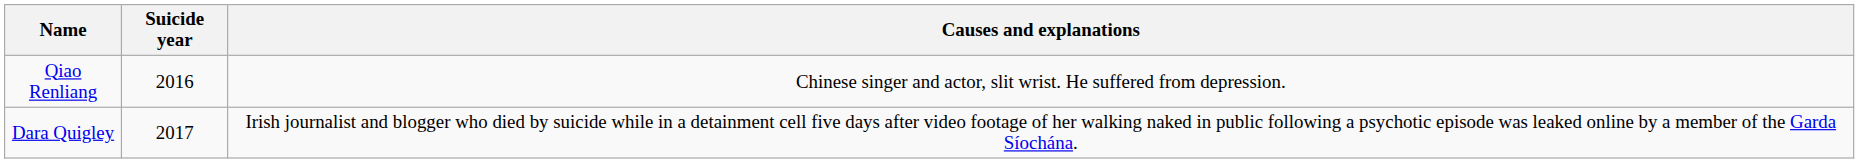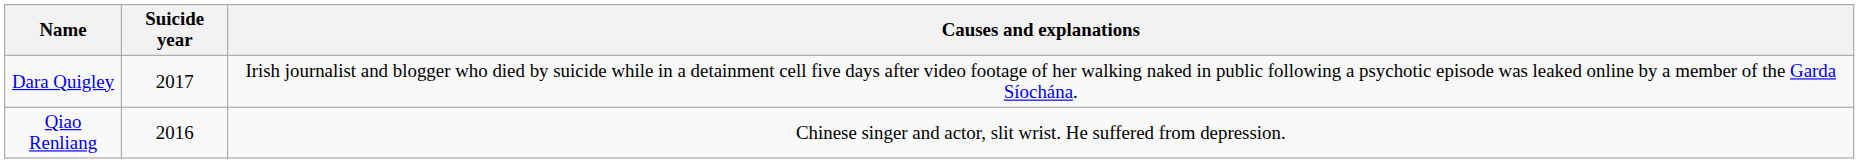rows swapped: (63, 81) <-> (63, 132)
